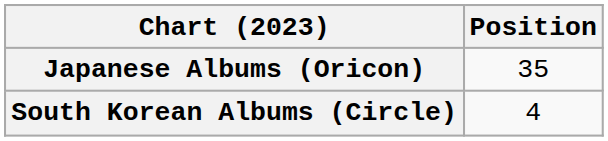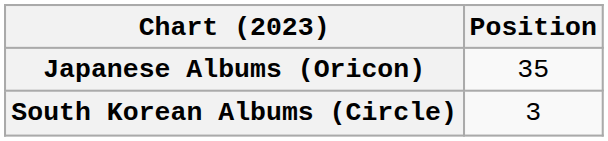(533, 113) 4 -> (533, 113) 3
